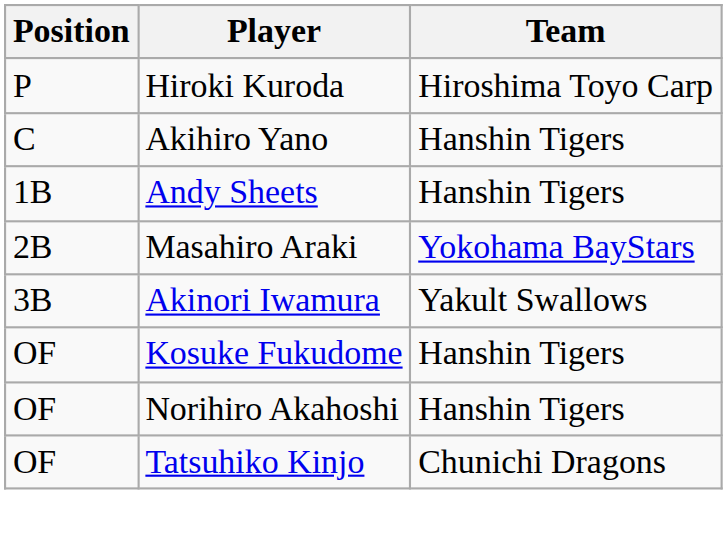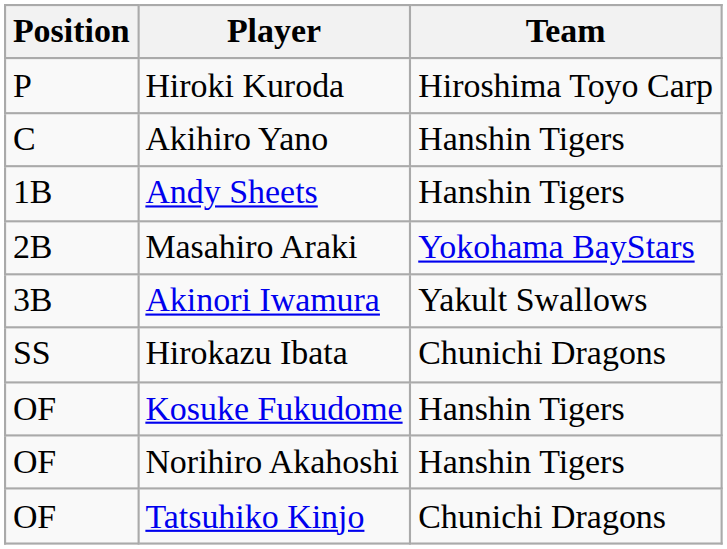+ row: (247, 354)
